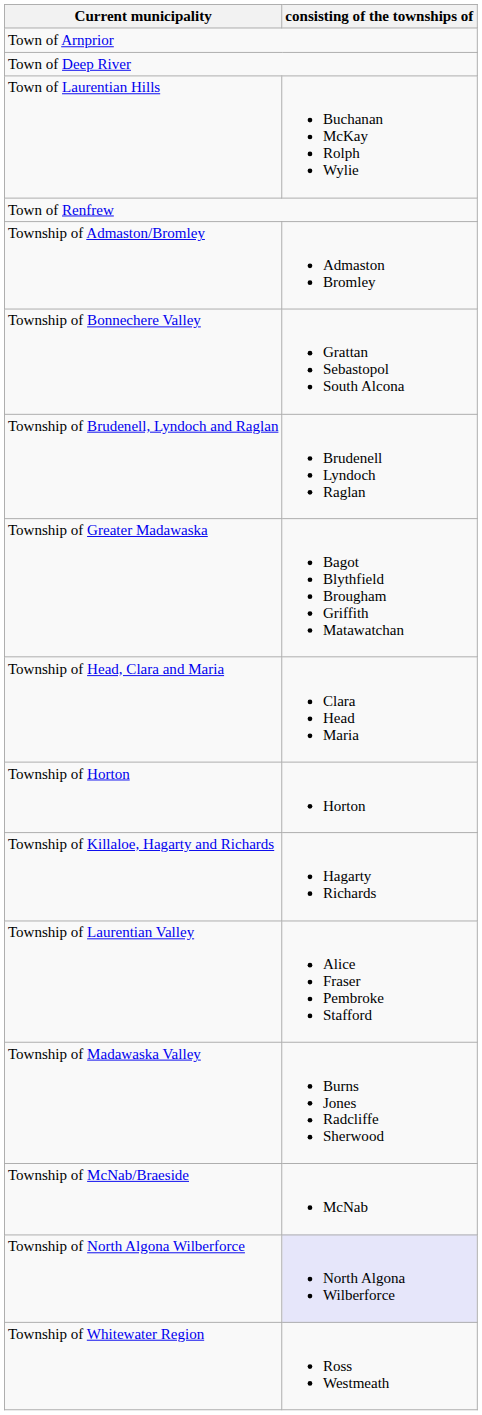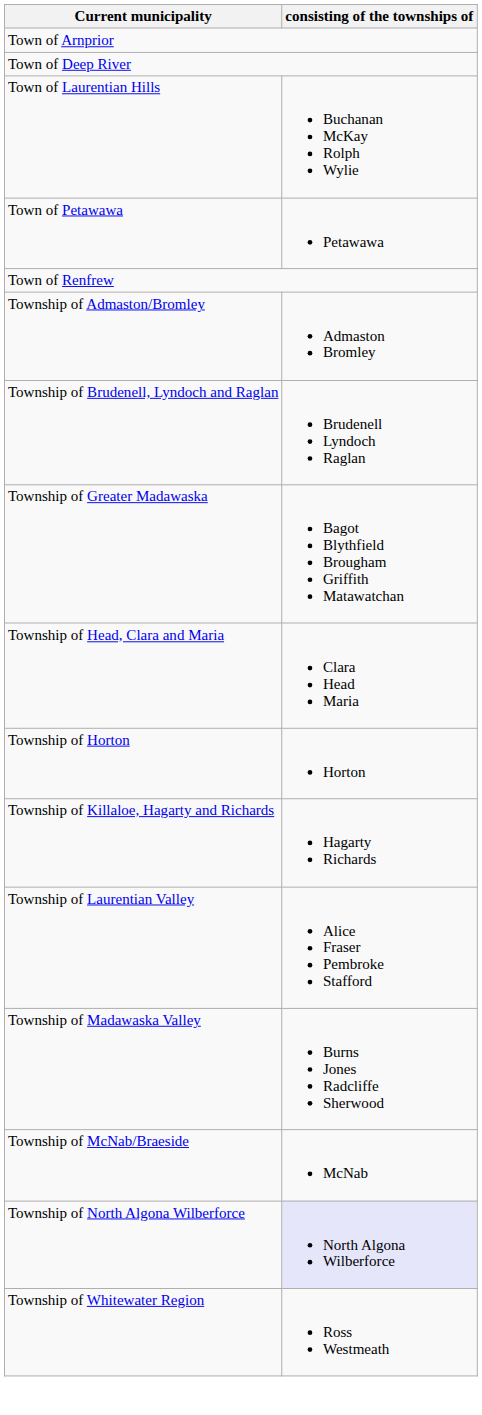+ row: (65, 209)
- row: (104, 321)
